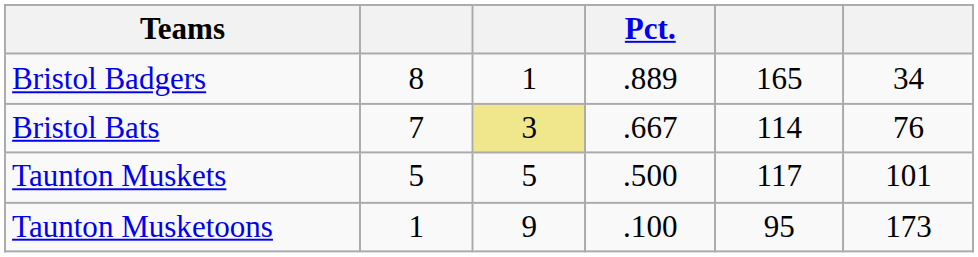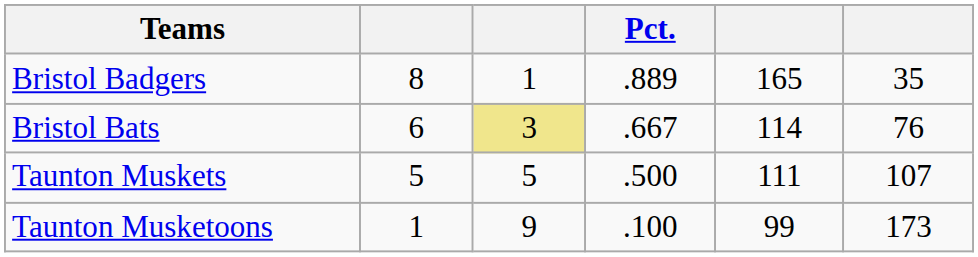(908, 78) 34 -> (908, 78) 35
(416, 127) 7 -> (416, 127) 6
(779, 176) 117 -> (779, 176) 111
(908, 176) 101 -> (908, 176) 107
(779, 226) 95 -> (779, 226) 99
